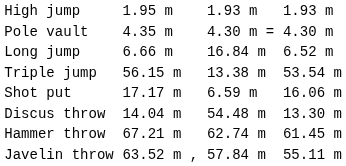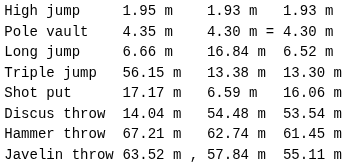(312, 73) 53.54 m -> (312, 73) 13.30 m
(312, 114) 13.30 m -> (312, 114) 53.54 m
